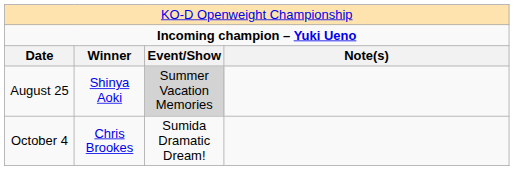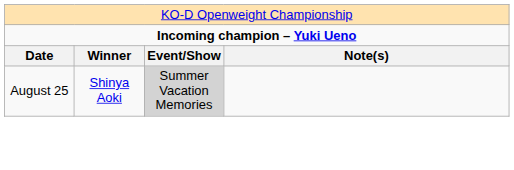- row: (39, 140)
